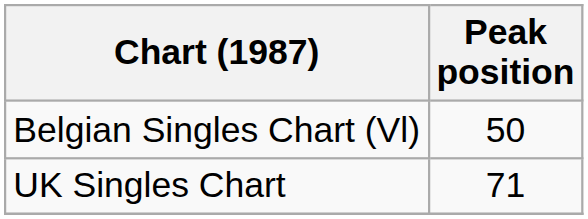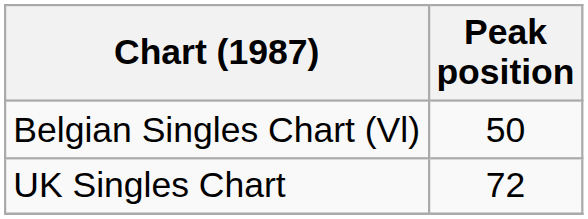(505, 185) 71 -> (505, 185) 72
